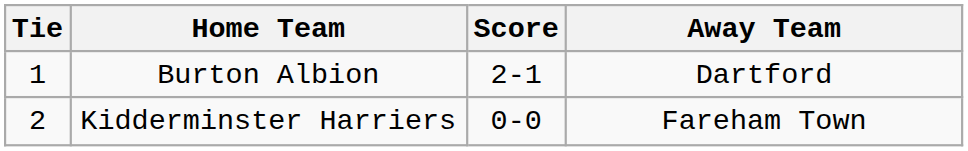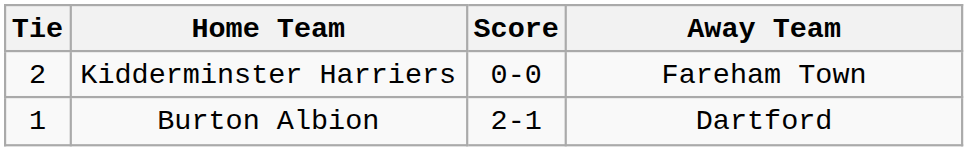rows swapped: (268, 75) <-> (268, 121)
